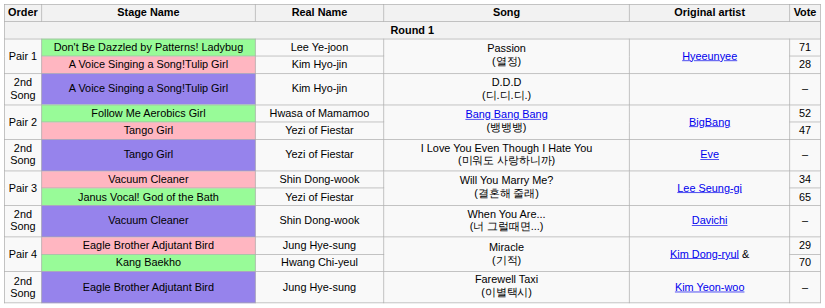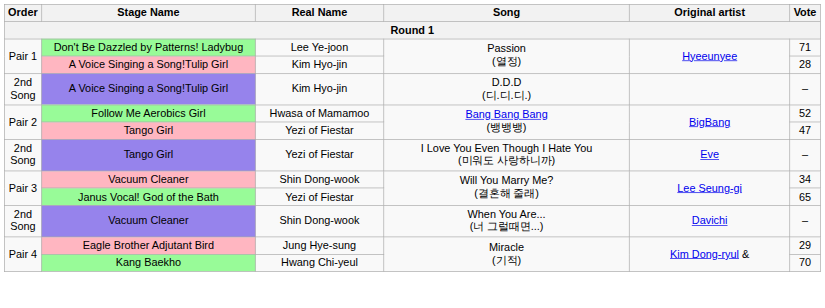- row: (148, 287)
